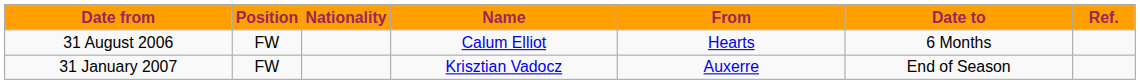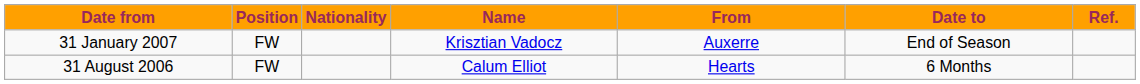rows swapped: (118, 42) <-> (118, 68)
